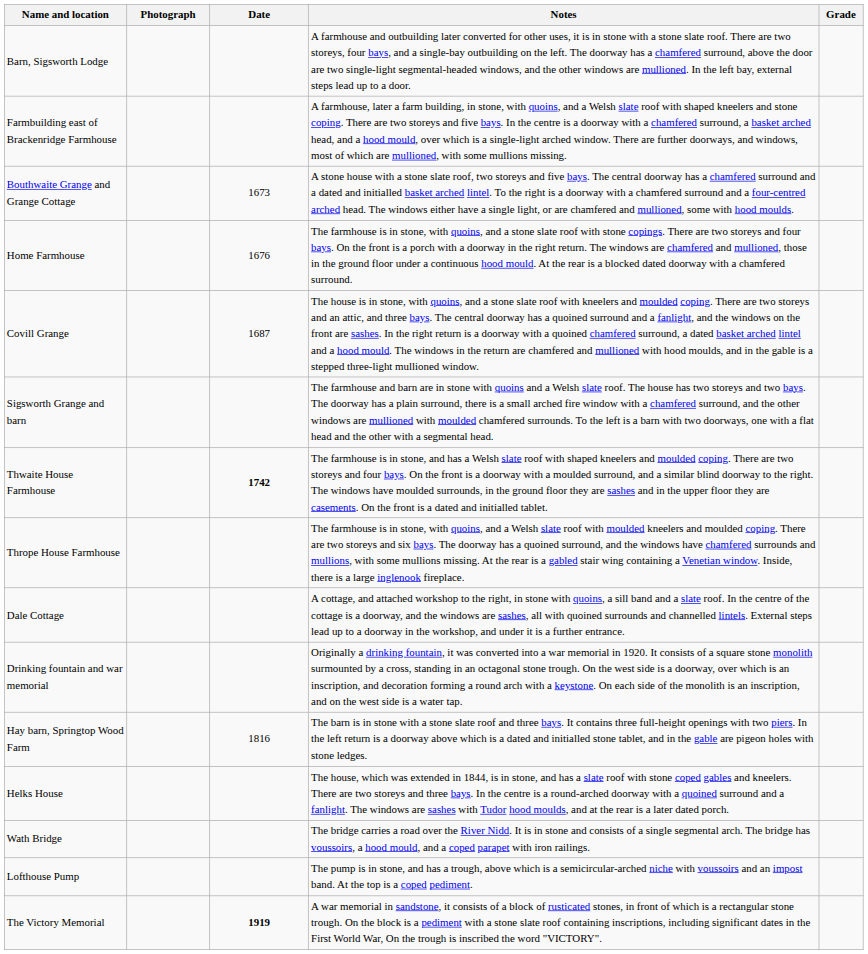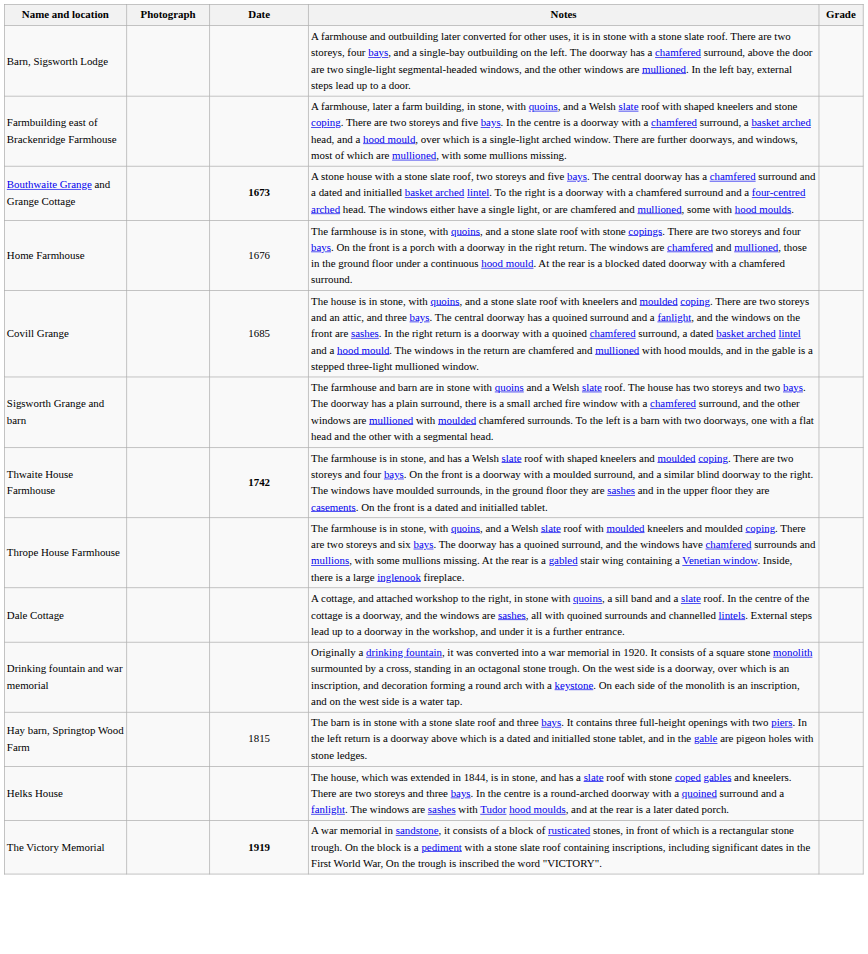(259, 193) normal -> (259, 193) bold
(259, 334) 1687 -> (259, 334) 1685
(259, 739) 1816 -> (259, 739) 1815
- row: (34, 839)
- row: (43, 876)
